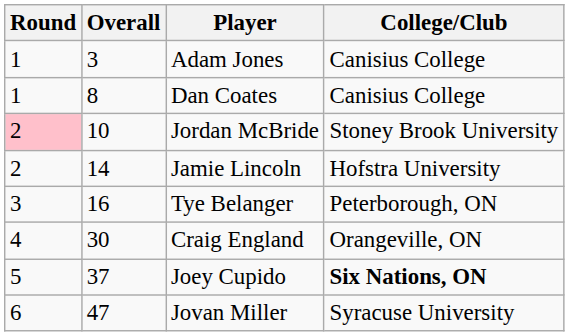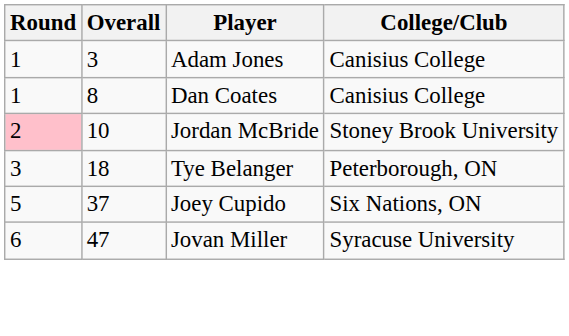- row: (236, 167)
(98, 204) 16 -> (98, 167) 18
- row: (237, 240)
(408, 276) bold -> (405, 204) normal
